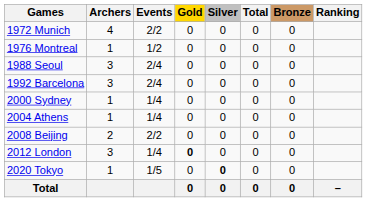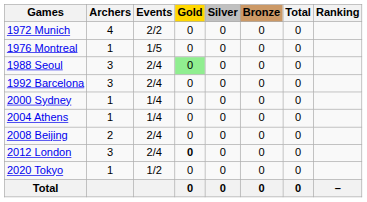columns swapped: (292, 13) <-> (256, 13)
(154, 48) 1/2 -> (154, 48) 1/5
(190, 65) no background -> (190, 65) lightgreen background
(154, 135) 2/2 -> (154, 135) 2/4
(154, 153) 1/4 -> (154, 153) 2/4
(154, 170) 1/5 -> (154, 170) 1/2
(223, 170) bold -> (223, 170) normal
